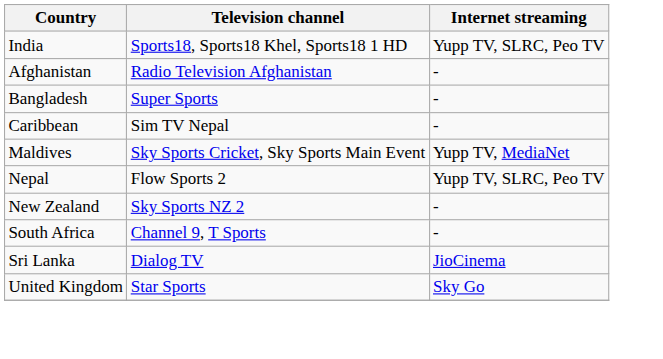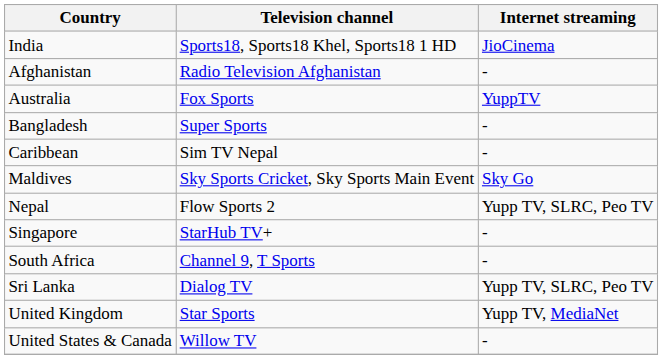(519, 44) Yupp TV, SLRC, Peo TV -> (518, 44) JioCinema
+ row: (40, 98)
(501, 152) Yupp TV, MediaNet -> (508, 179) Sky Go
- row: (54, 206)
+ row: (43, 233)
(469, 260) JioCinema -> (568, 286) Yupp TV, SLRC, Peo TV
(459, 286) Sky Go -> (550, 313) Yupp TV, MediaNet
+ row: (90, 340)
